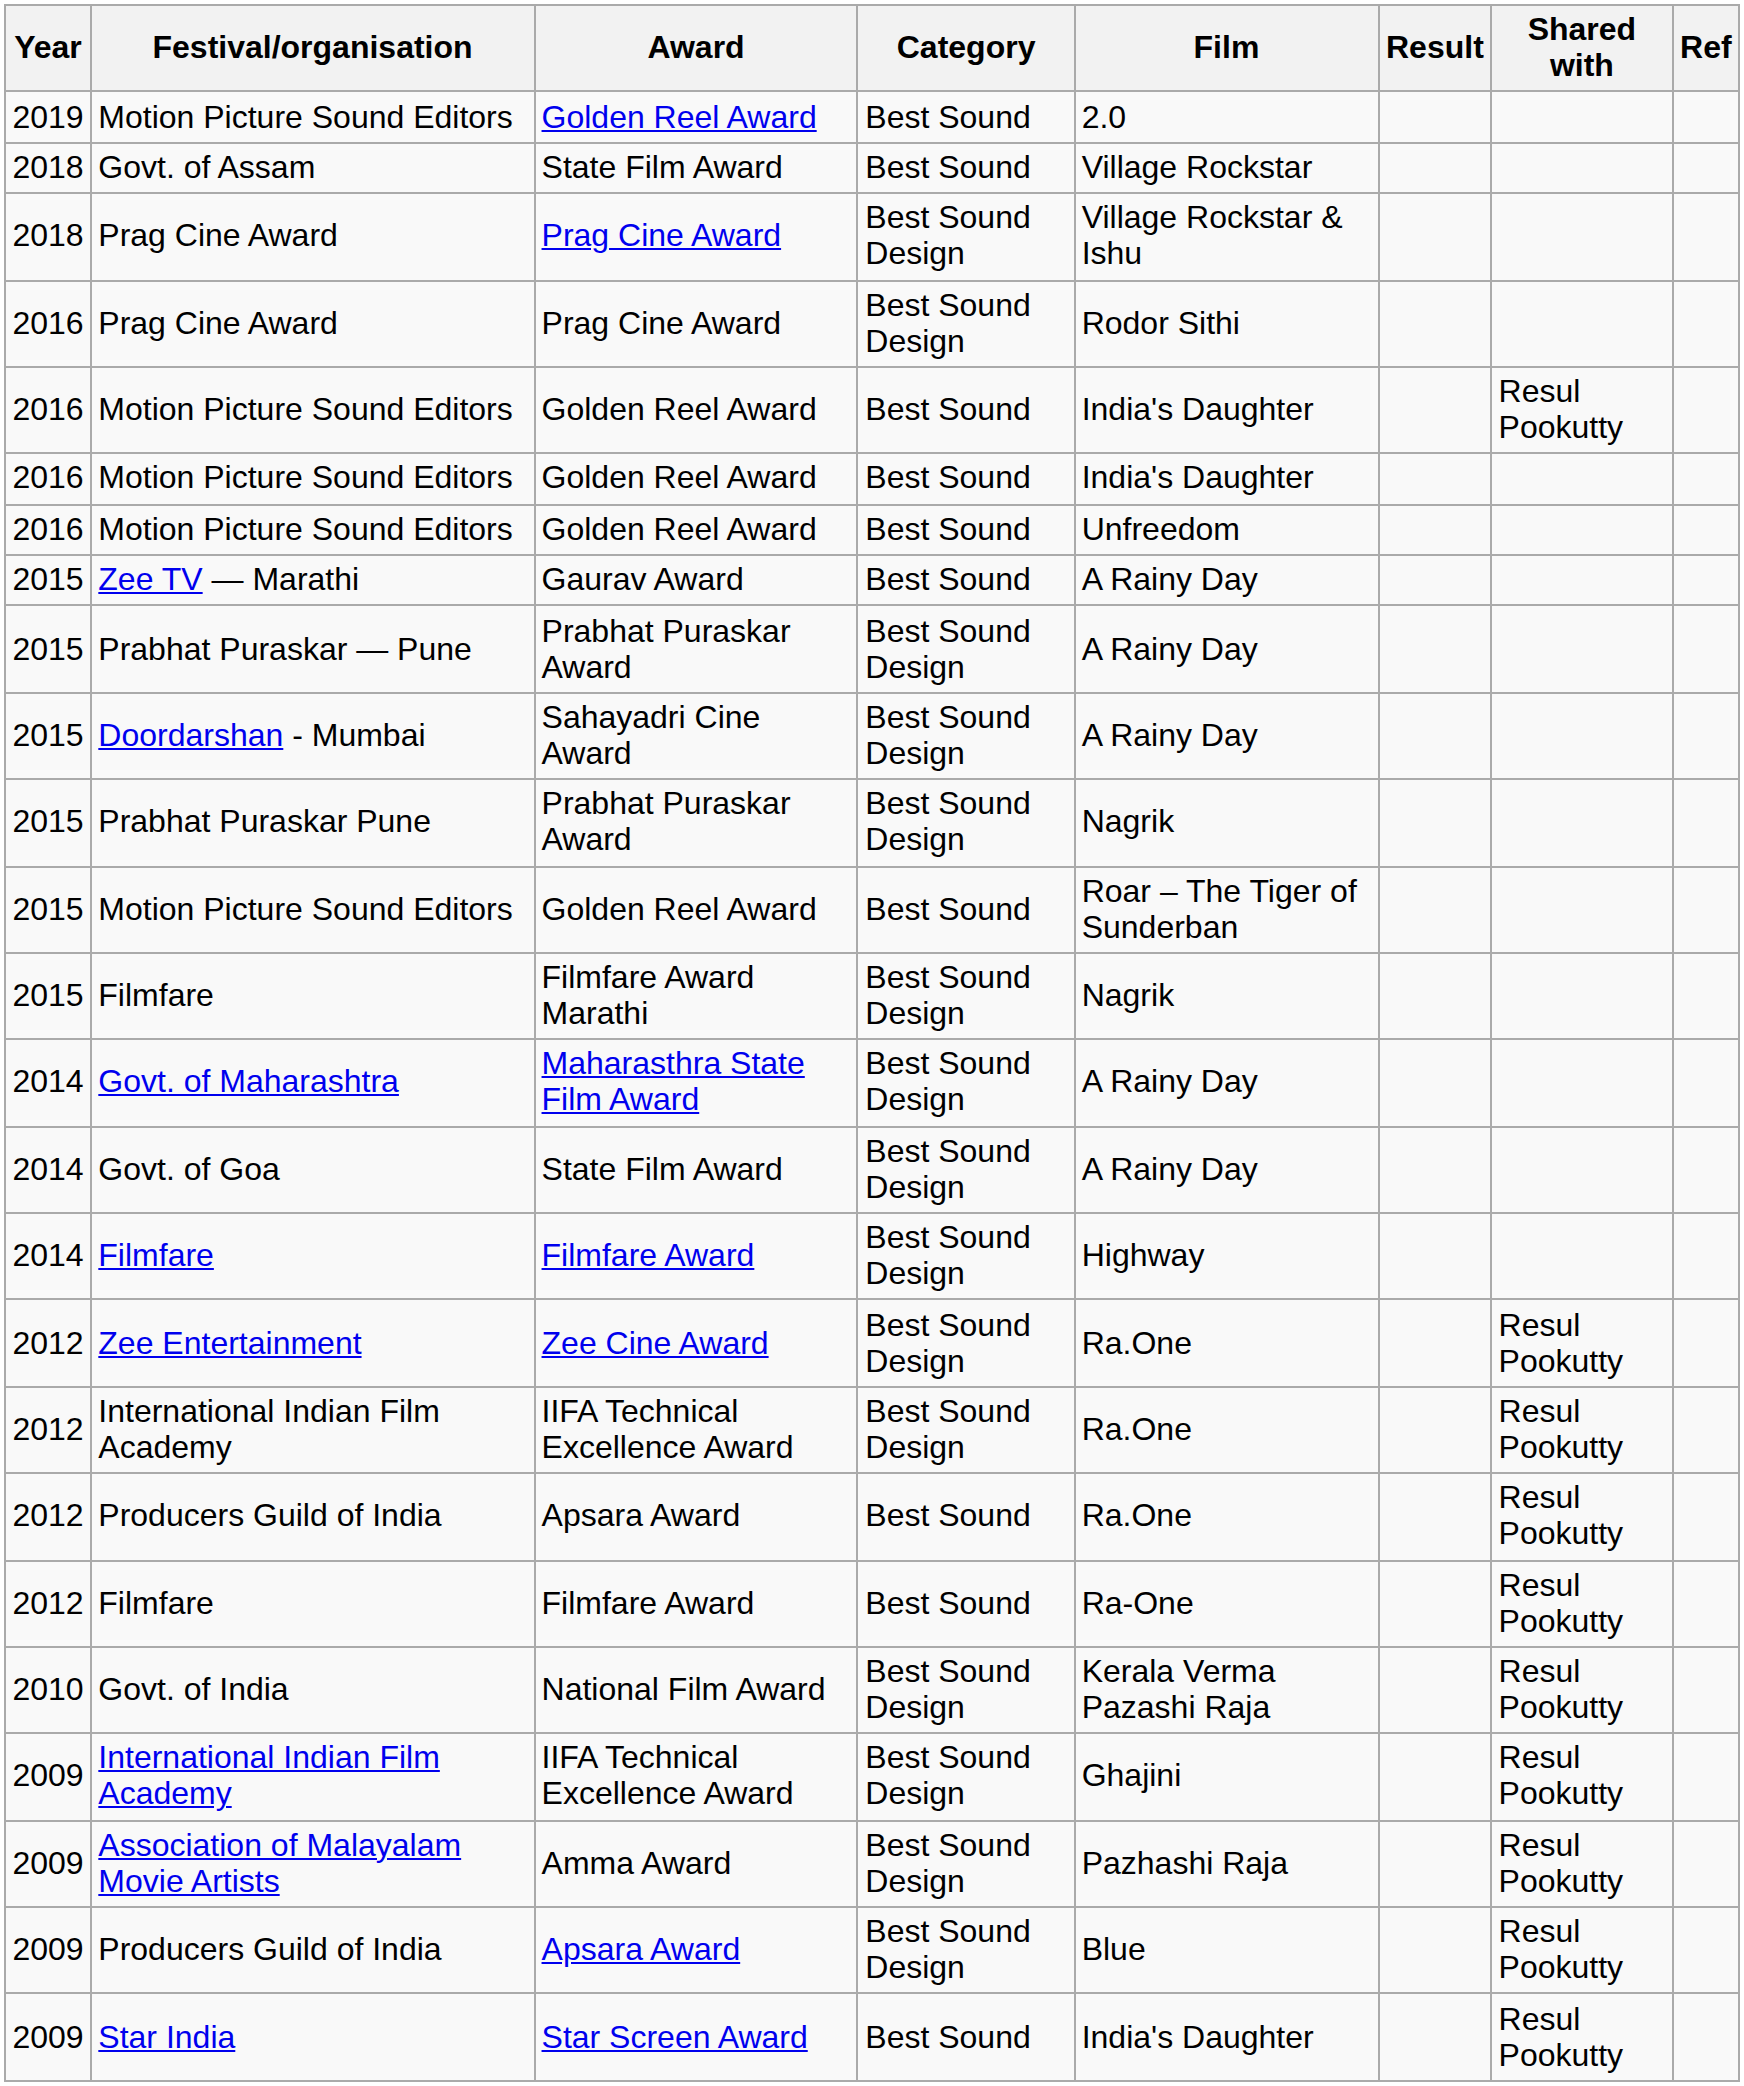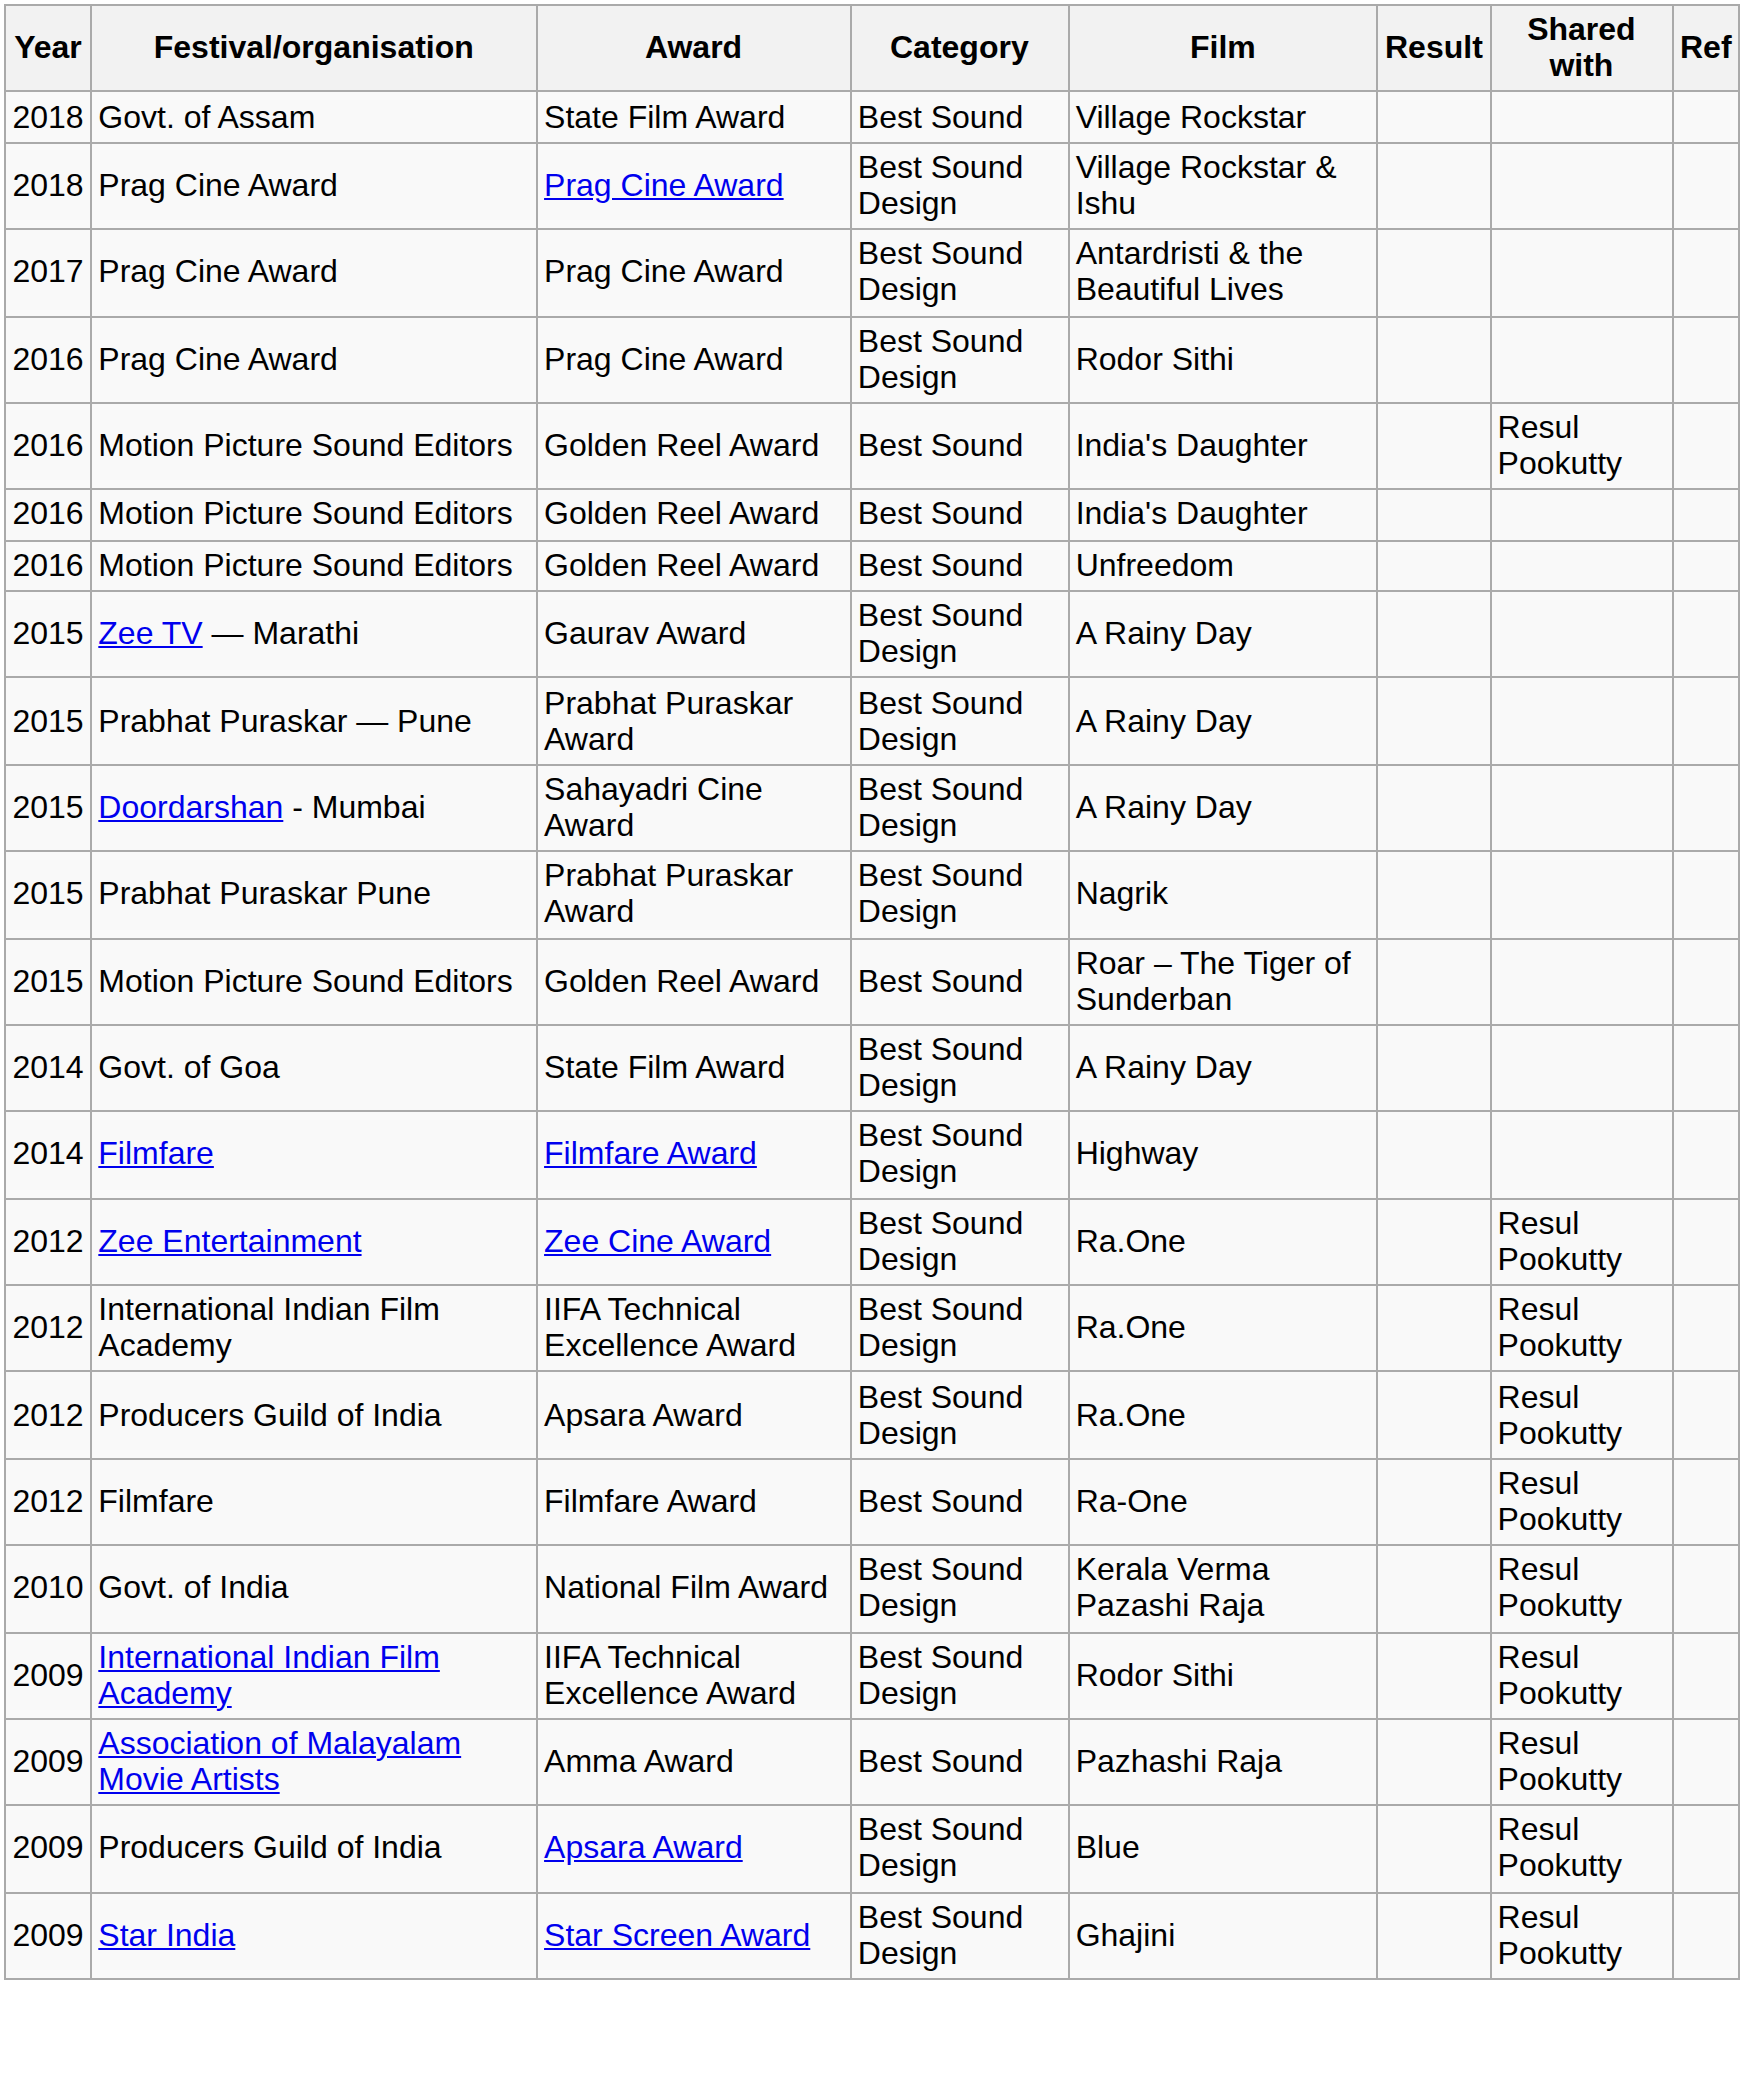- row: (48, 116)
+ row: (48, 272)
(948, 579) Best Sound -> (941, 633) Best Sound Design
- row: (48, 995)
- row: (48, 1082)
(948, 1516) Best Sound -> (941, 1414) Best Sound Design
(1131, 1776) Ghajini -> (1155, 1674) Rodor Sithi
(948, 1863) Best Sound Design -> (941, 1761) Best Sound
(948, 2036) Best Sound -> (941, 1935) Best Sound Design
(1198, 2036) India's Daughter -> (1125, 1935) Ghajini
